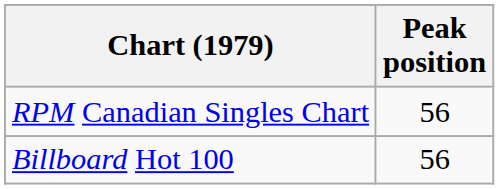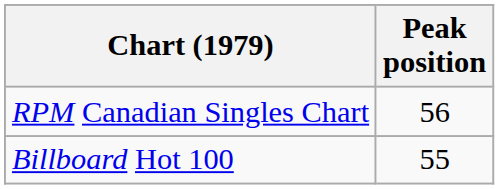(435, 159) 56 -> (435, 159) 55
